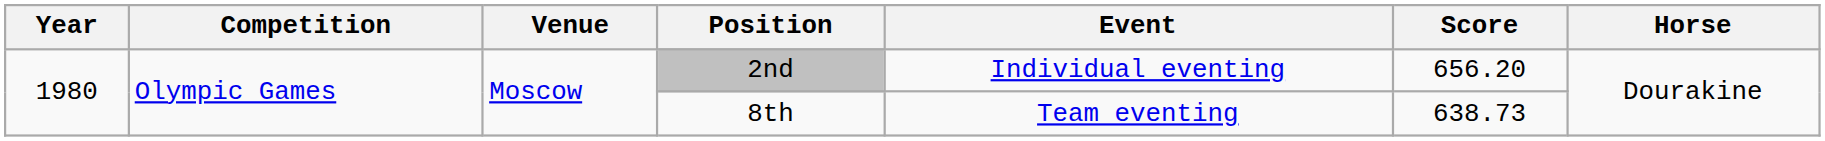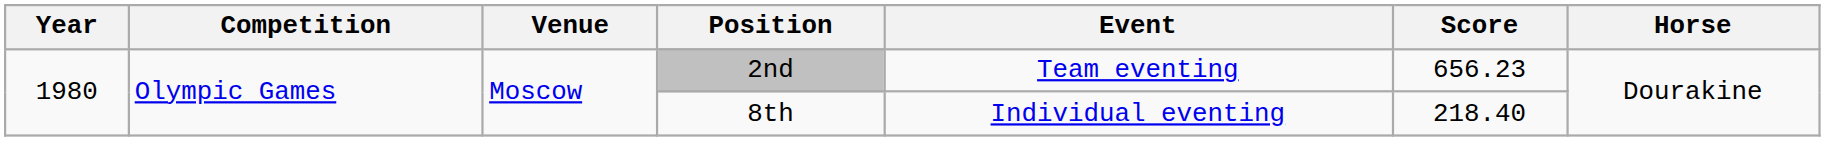(1138, 70) Individual eventing -> (1138, 70) Team eventing
(1479, 70) 656.20 -> (1479, 70) 656.23
(1138, 113) Team eventing -> (1138, 113) Individual eventing
(1479, 113) 638.73 -> (1479, 113) 218.40
